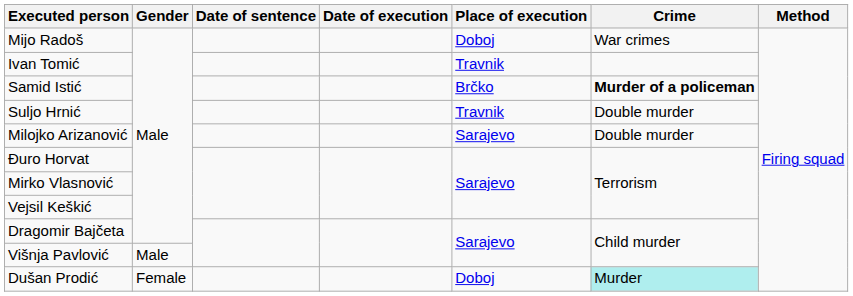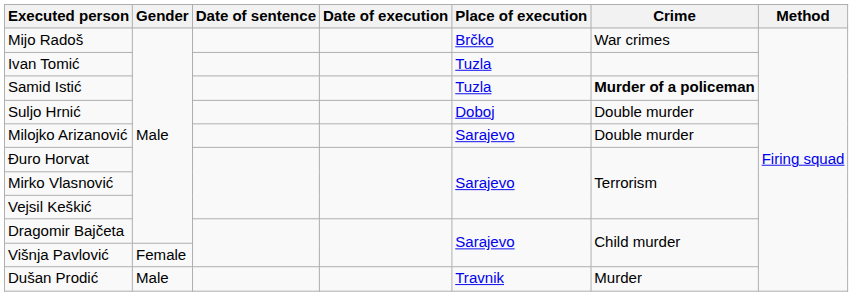(475, 40) Doboj -> (474, 40) Brčko
(480, 64) Travnik -> (473, 64) Tuzla
(474, 87) Brčko -> (473, 87) Tuzla
(480, 111) Travnik -> (475, 111) Doboj
(152, 254) Male -> (161, 254) Female
(161, 278) Female -> (152, 278) Male
(475, 278) Doboj -> (480, 278) Travnik
(618, 278) paleturquoise background -> (618, 278) no background
